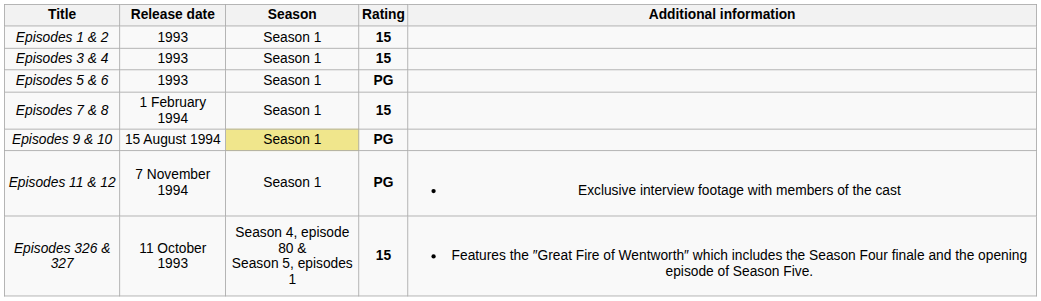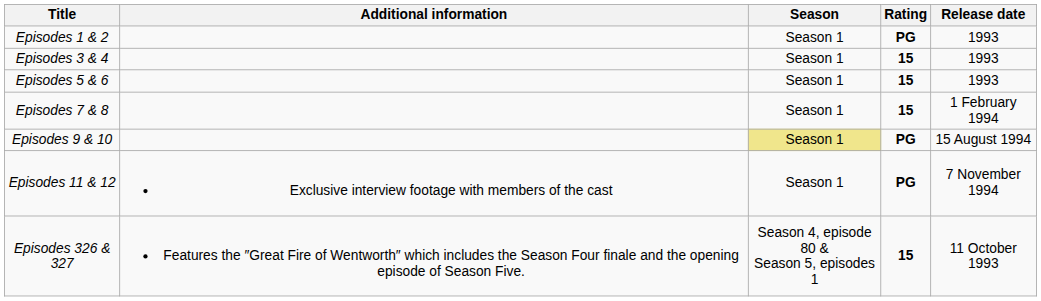columns swapped: (173, 15) <-> (722, 15)
(383, 37) 15 -> (906, 37) PG
(383, 80) PG -> (906, 80) 15
